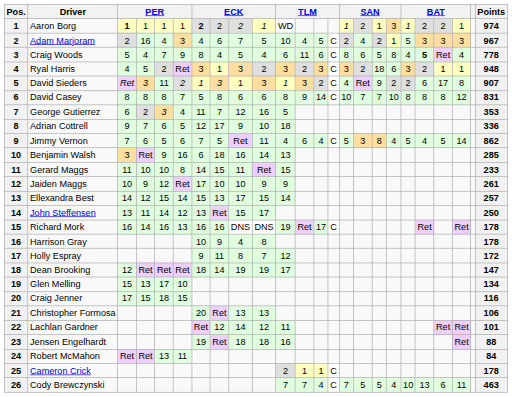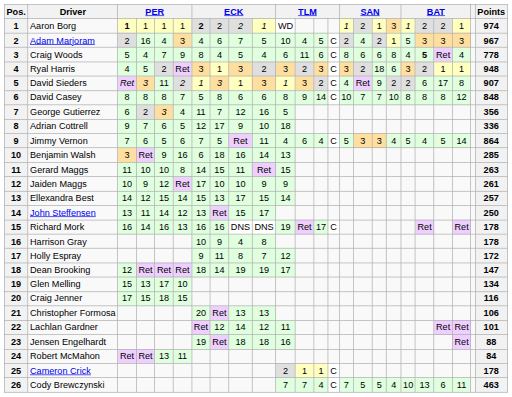(379, 54) 5 -> (379, 54) 6
(491, 97) 831 -> (491, 97) 848
(491, 112) 353 -> (491, 112) 356
(379, 140) 8 -> (379, 140) 3
(491, 140) 862 -> (491, 140) 864
(491, 169) 233 -> (491, 169) 263
